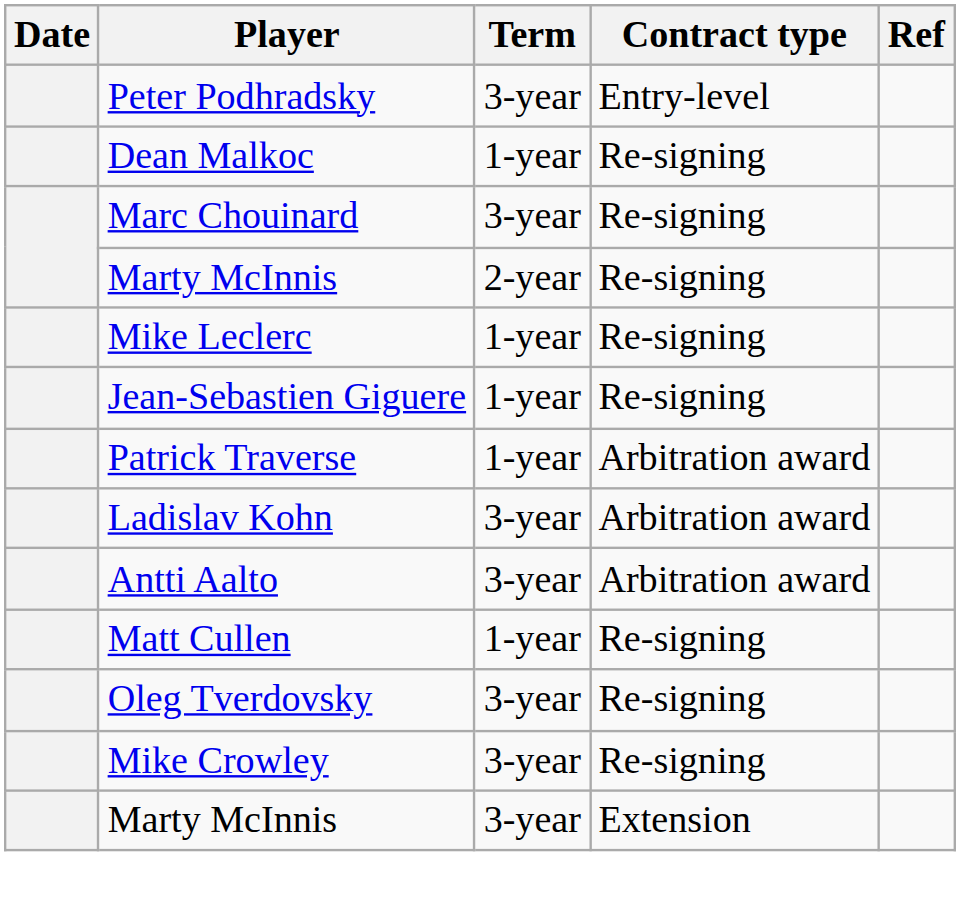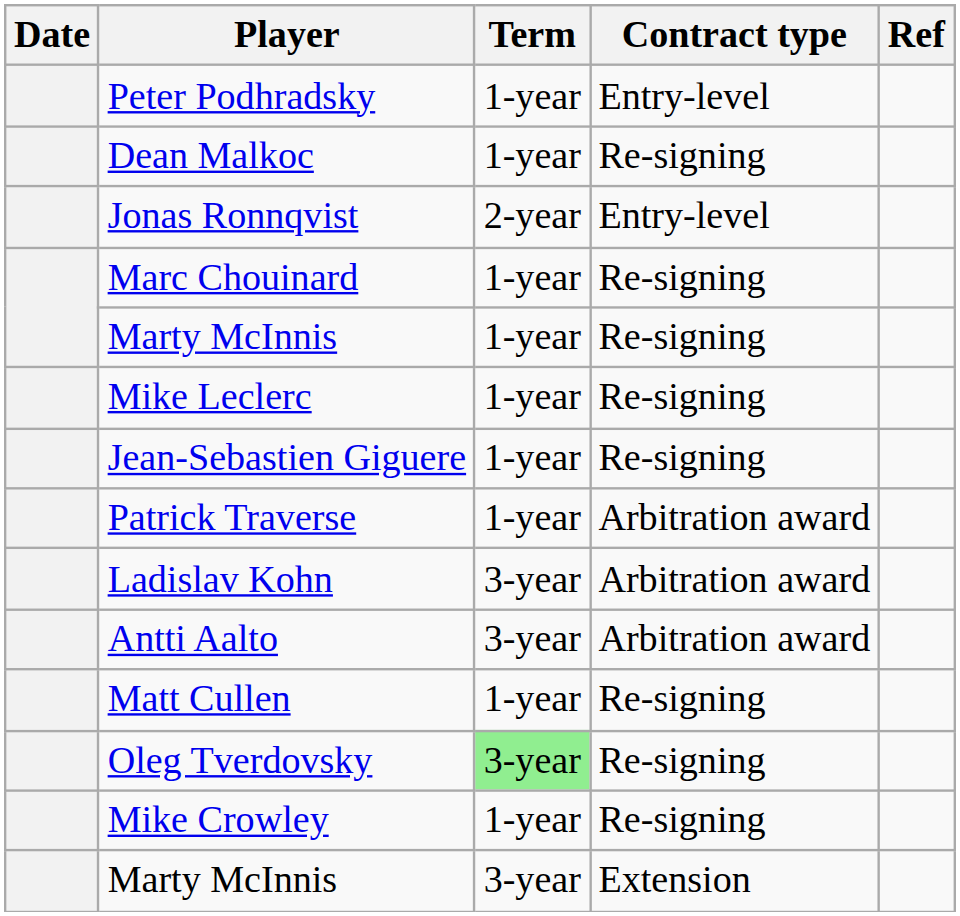(532, 95) 3-year -> (532, 95) 1-year
+ row: (233, 215)
(532, 215) 3-year -> (532, 276) 1-year
(532, 276) 2-year -> (532, 336) 1-year
(532, 699) no background -> (532, 759) lightgreen background
(532, 759) 3-year -> (532, 819) 1-year
